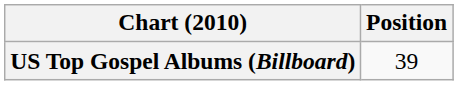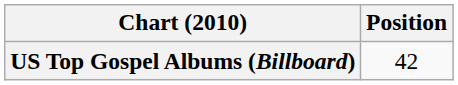(407, 60) 39 -> (407, 60) 42
